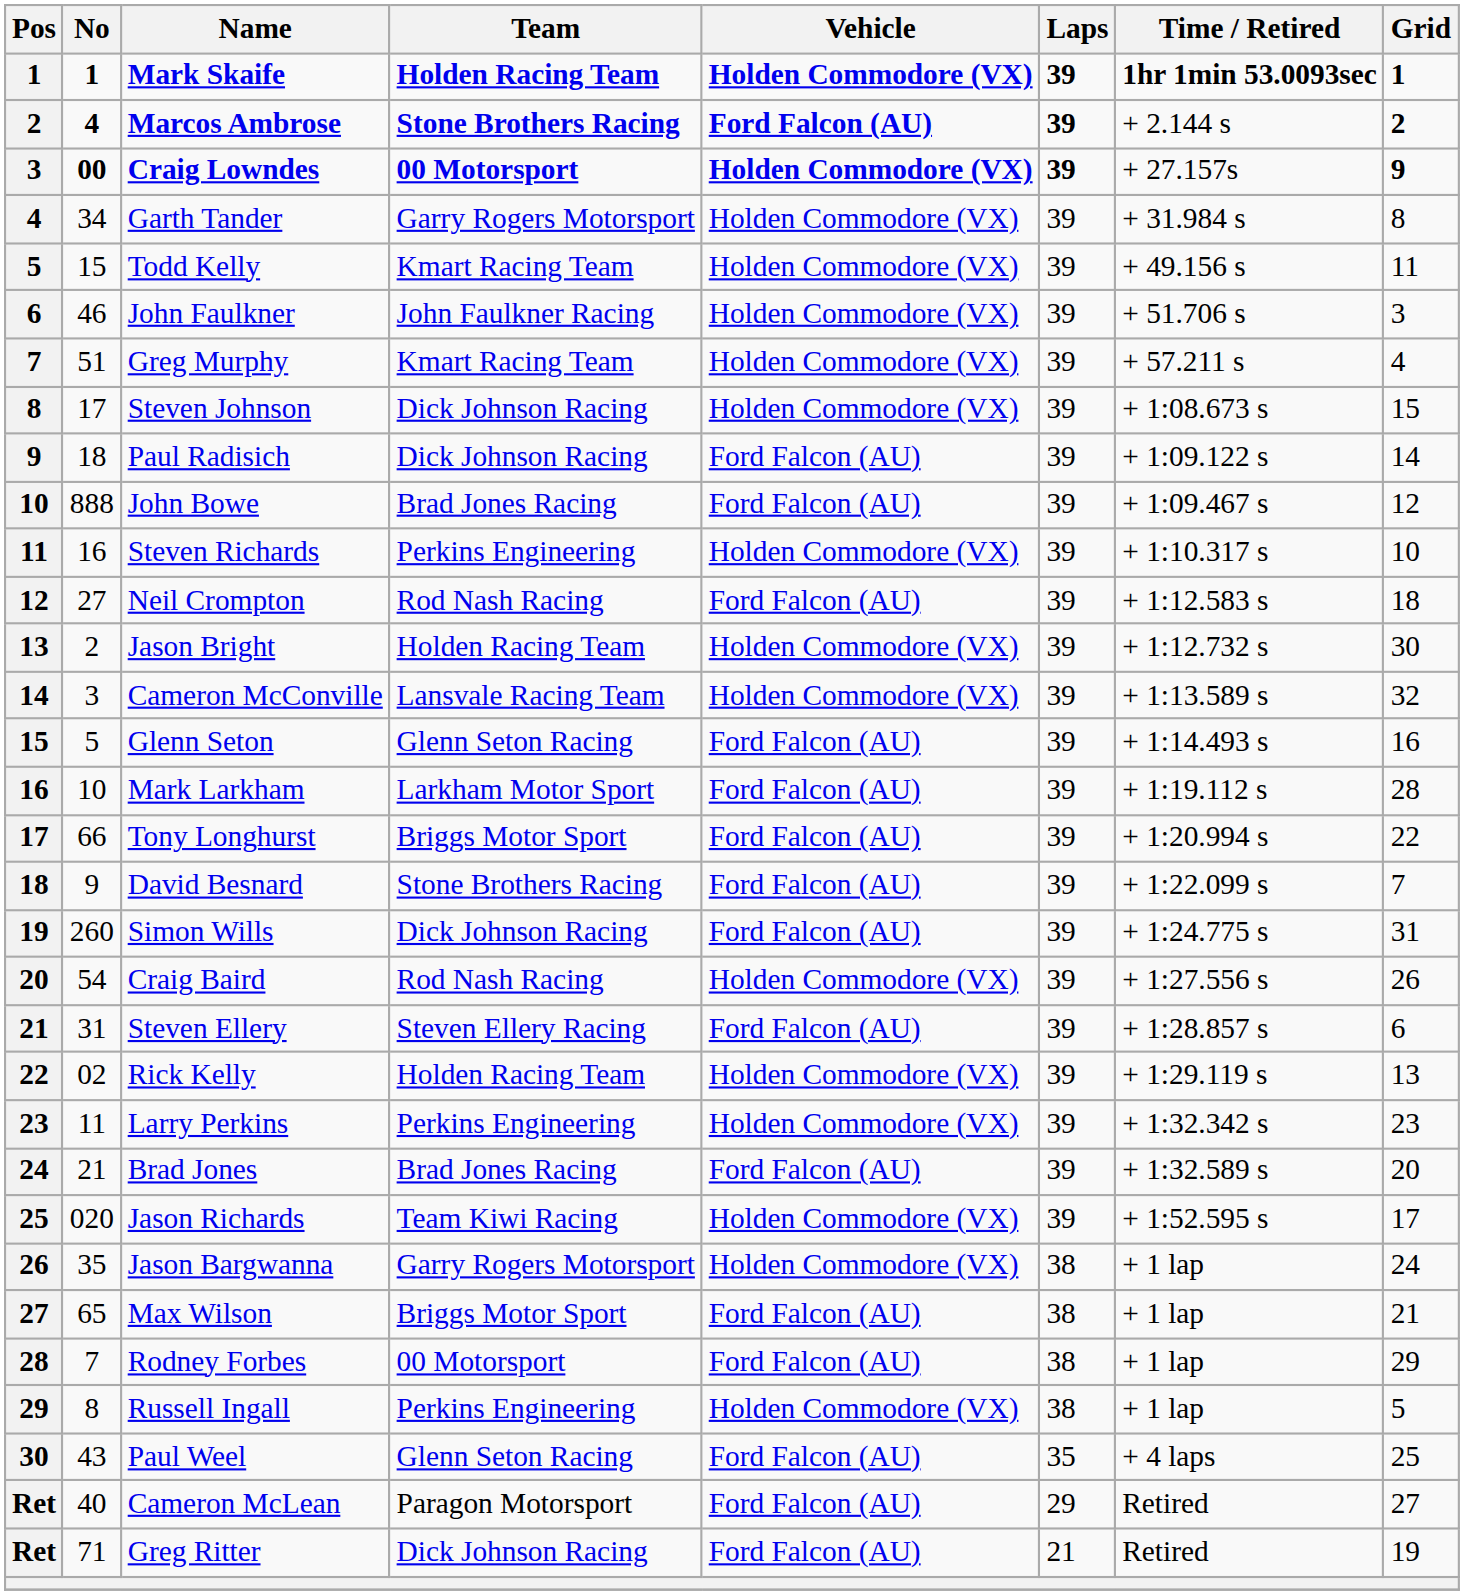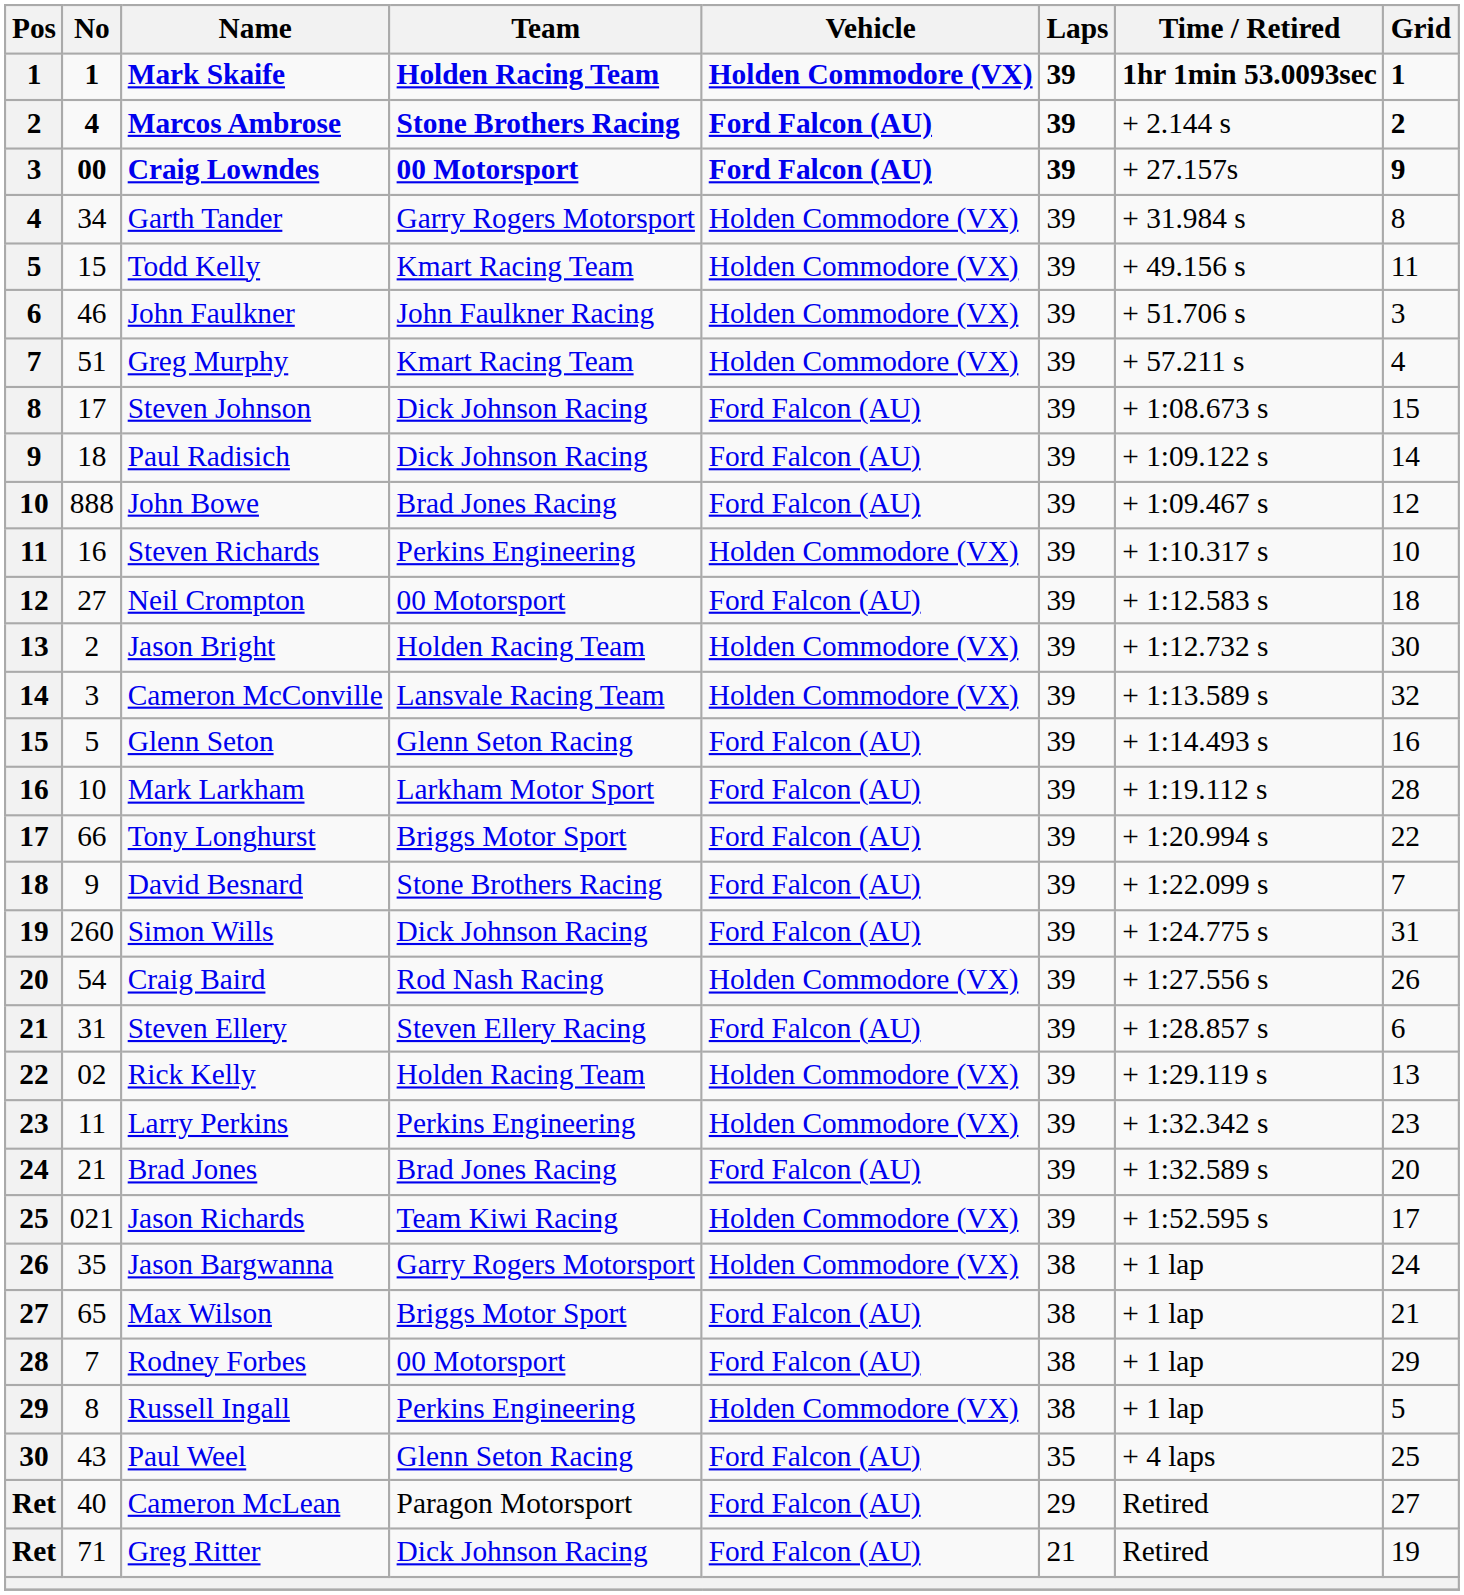(871, 171) Holden Commodore (VX) -> (820, 171) Ford Falcon (AU)
(864, 409) Holden Commodore (VX) -> (815, 409) Ford Falcon (AU)
(500, 599) Rod Nash Racing -> (481, 599) 00 Motorsport
(92, 1218) 020 -> (92, 1218) 021
